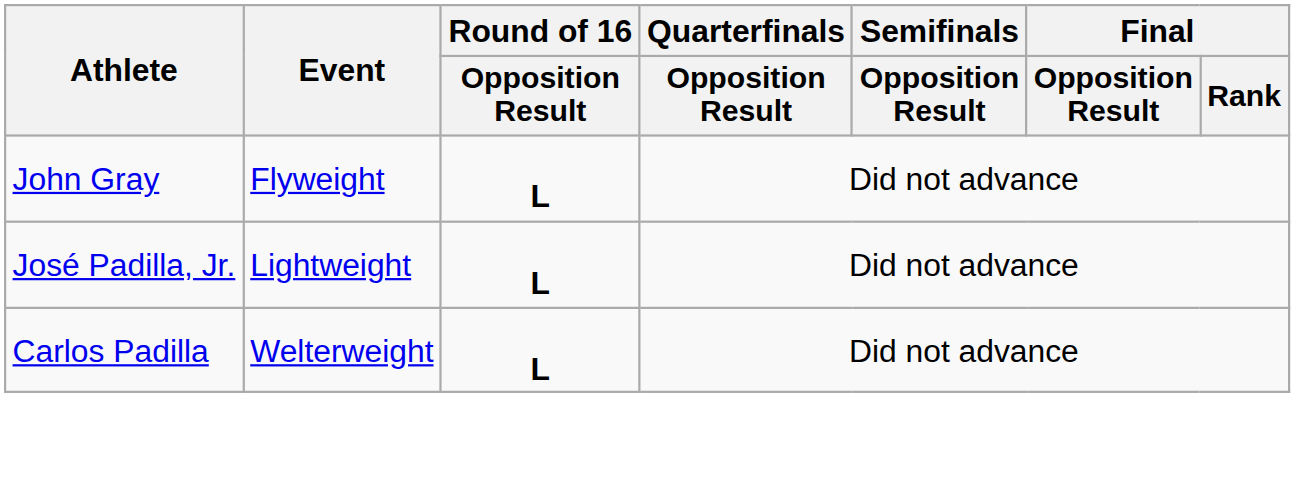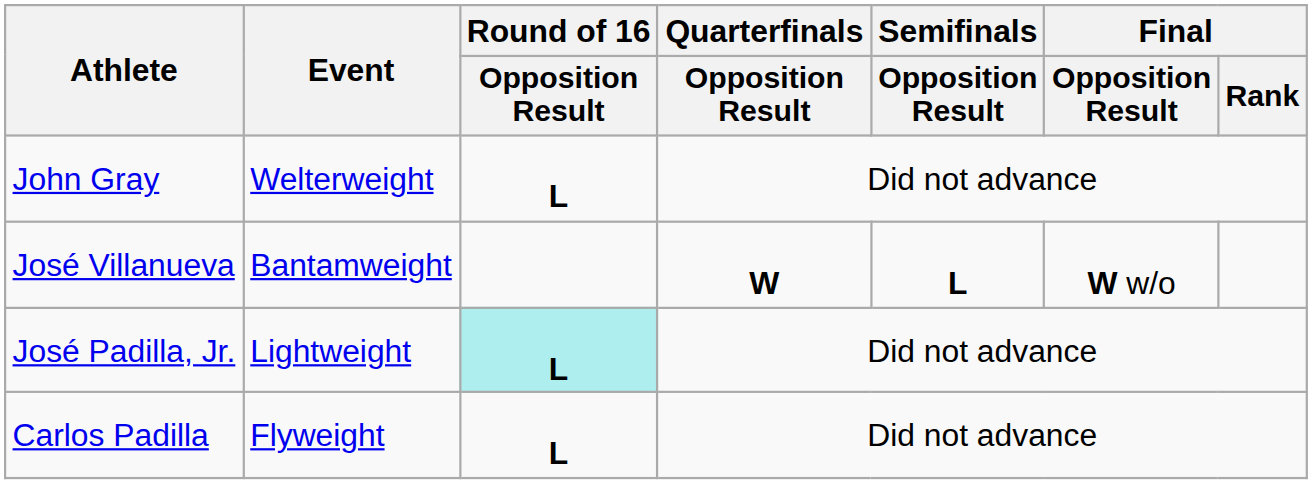(317, 179) Flyweight -> (342, 179) Welterweight
+ row: (124, 265)
(540, 283) no background -> (559, 368) paleturquoise background
(342, 350) Welterweight -> (317, 436) Flyweight
